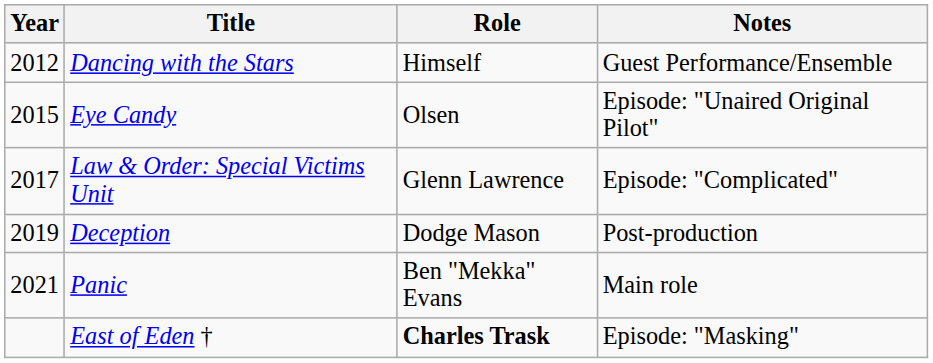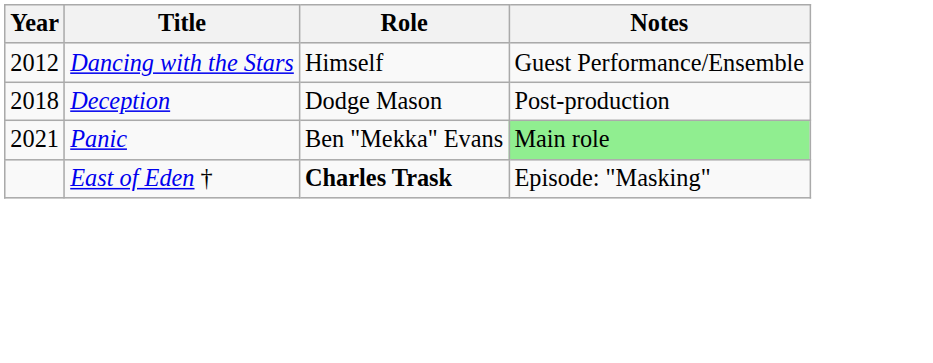- row: (123, 114)
- row: (217, 180)
(35, 232) 2019 -> (35, 100) 2018
(650, 285) no background -> (562, 139) lightgreen background
